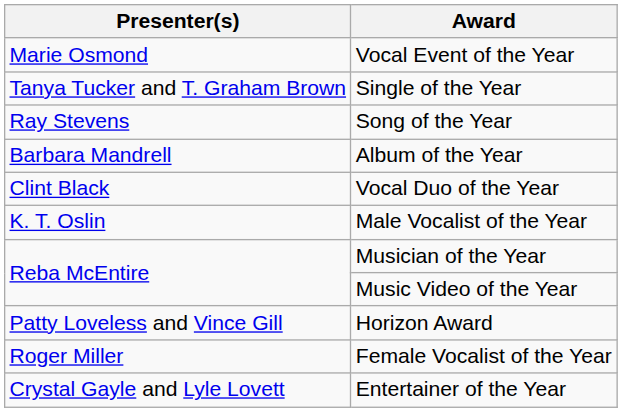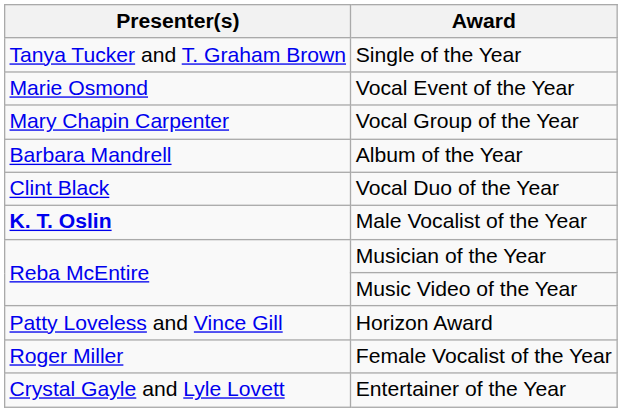rows swapped: (439, 88) <-> (465, 54)
- row: (434, 121)
+ row: (467, 121)
(57, 222) normal -> (61, 222) bold
